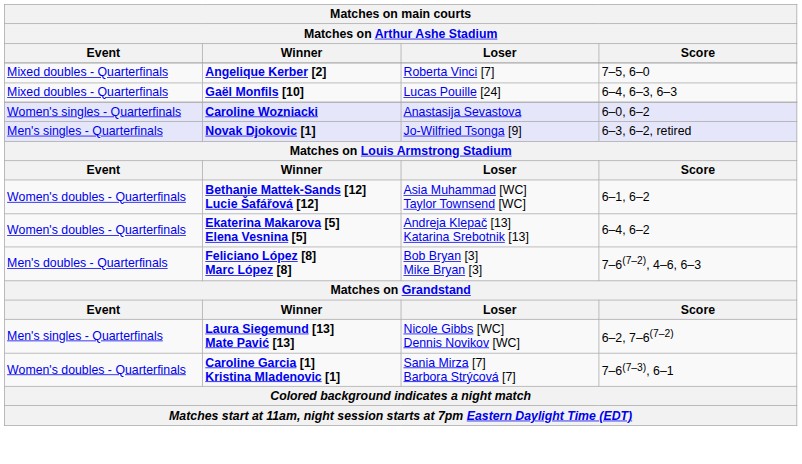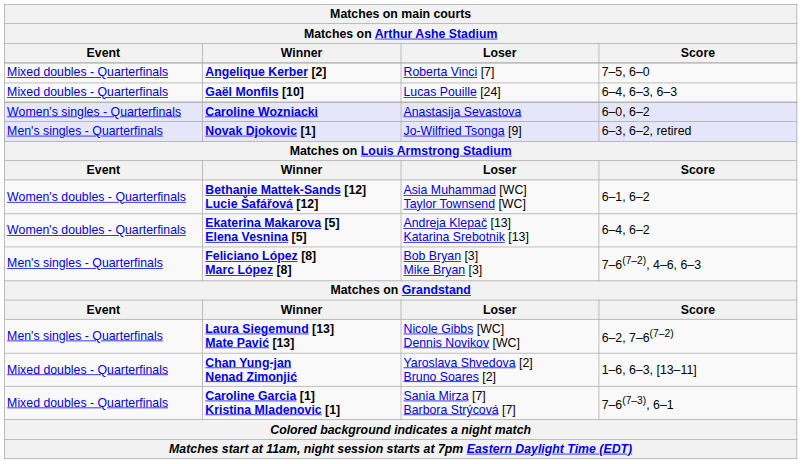(87, 263) Men's doubles - Quarterfinals -> (85, 263) Men's singles - Quarterfinals
+ row: (251, 369)
(97, 369) Women's doubles - Quarterfinals -> (88, 403) Mixed doubles - Quarterfinals
